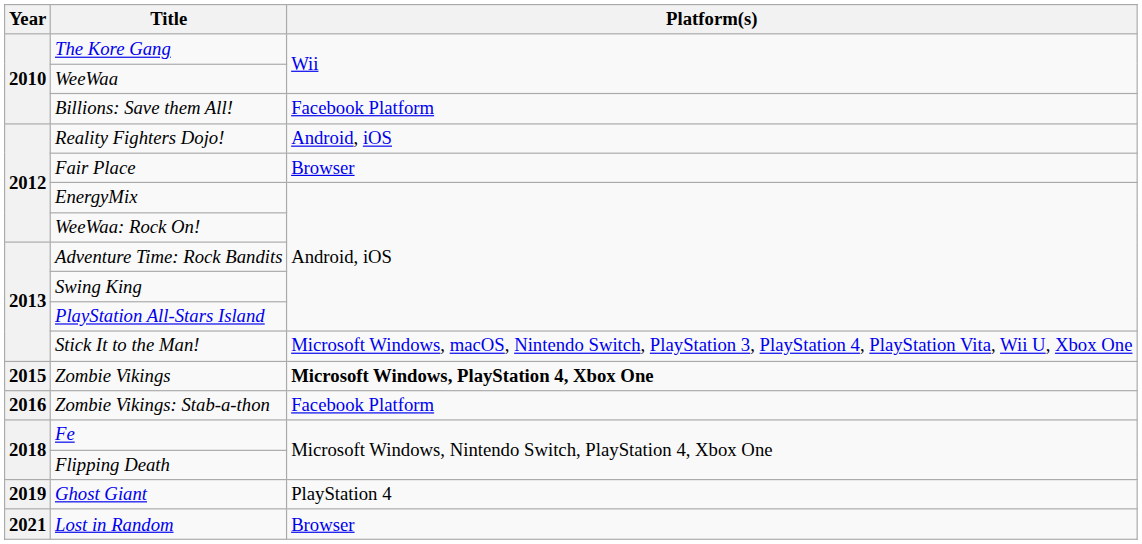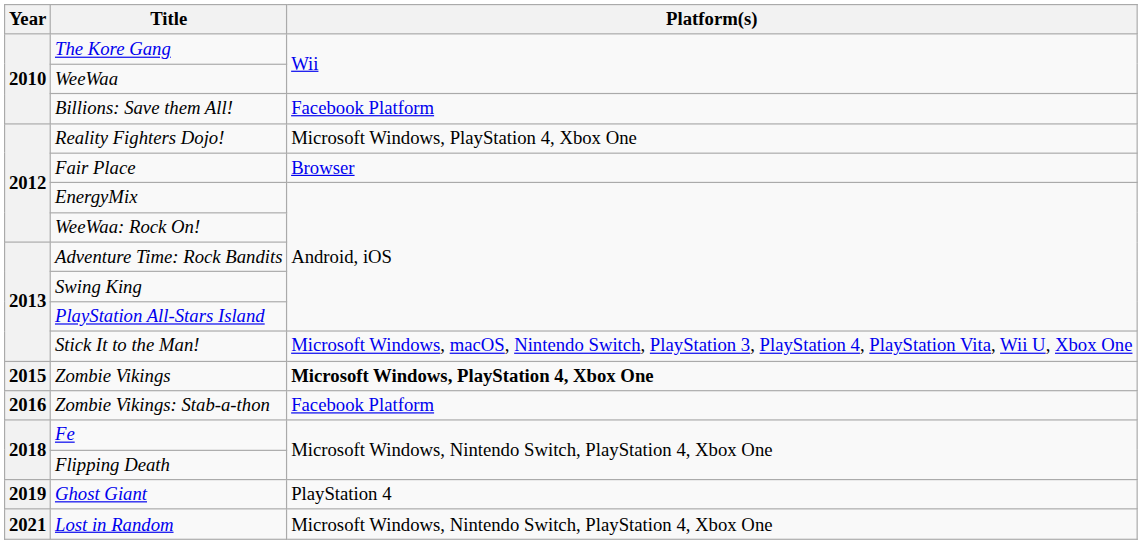(342, 138) Android, iOS -> (464, 138) Microsoft Windows, PlayStation 4, Xbox One
(323, 524) Browser -> (532, 524) Microsoft Windows, Nintendo Switch, PlayStation 4, Xbox One
